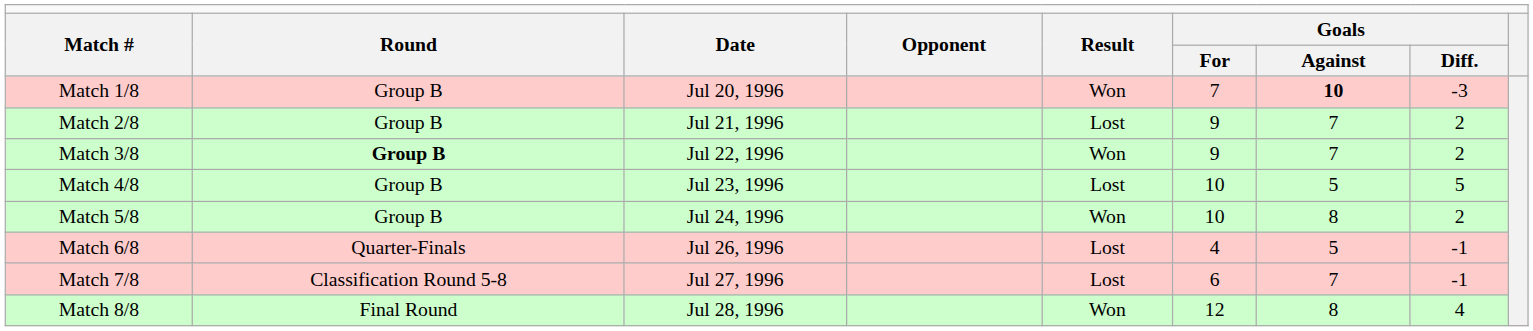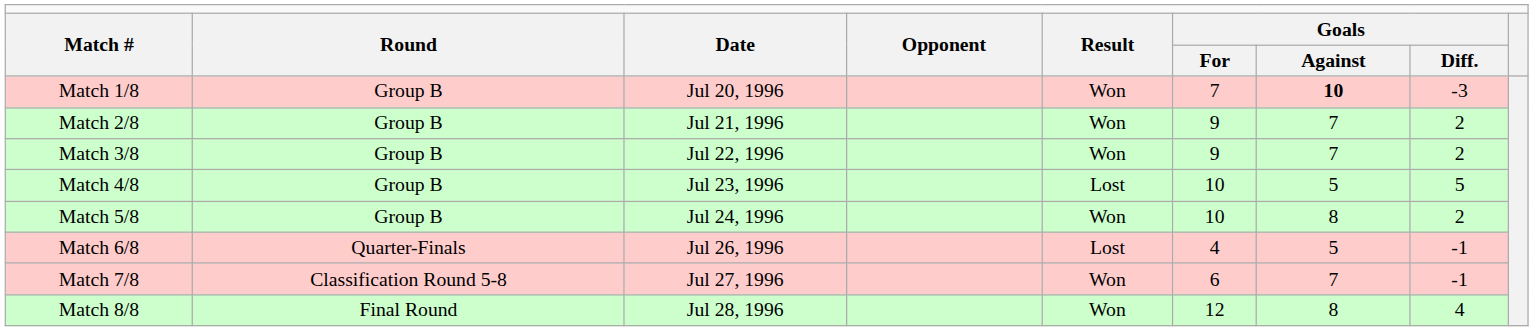(1107, 122) Lost -> (1107, 122) Won
(409, 154) bold -> (409, 154) normal
(1107, 278) Lost -> (1107, 278) Won
